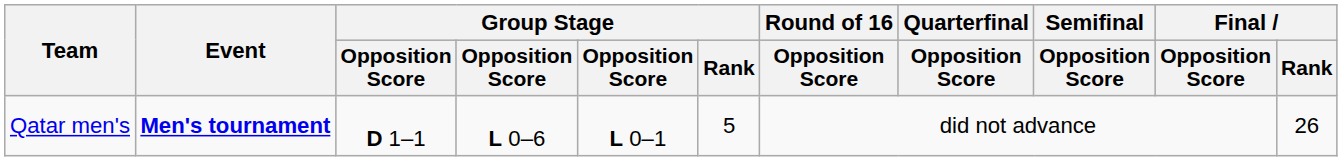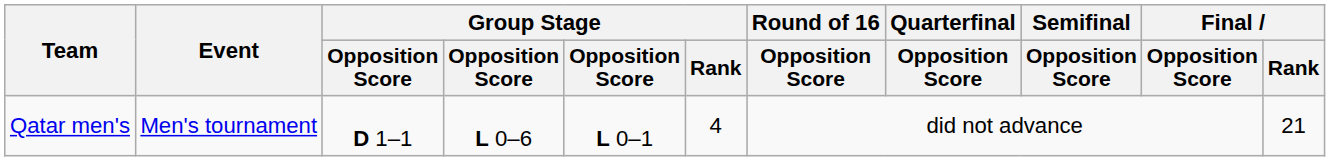(235, 126) bold -> (229, 126) normal
(729, 126) 5 -> (716, 126) 4
(1307, 126) 26 -> (1294, 126) 21
